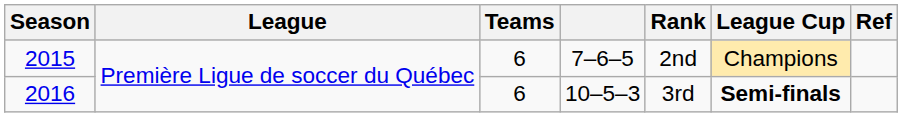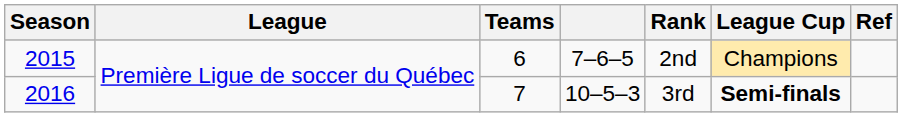(520, 93) 6 -> (520, 93) 7
